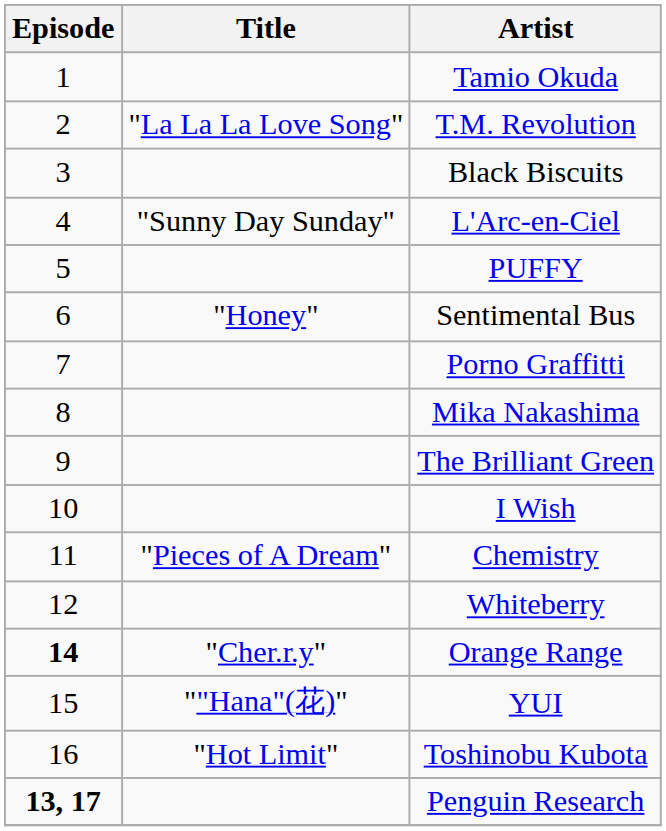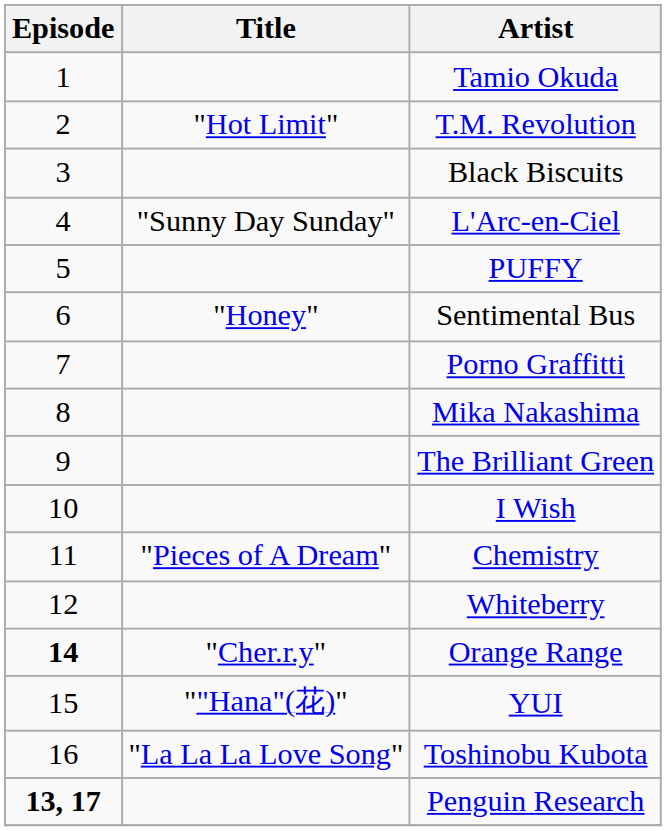(266, 124) "La La La Love Song" -> (266, 124) "Hot Limit"
(266, 753) "Hot Limit" -> (266, 753) "La La La Love Song"
